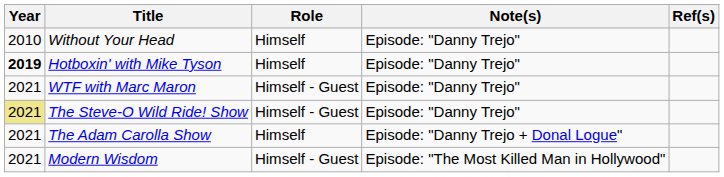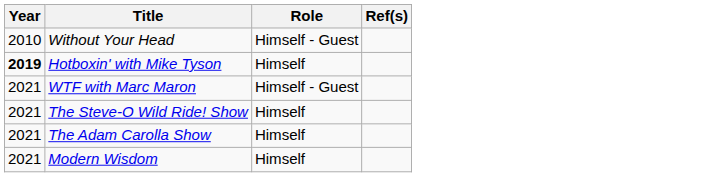- column: (515, 16)
(280, 40) Himself -> (307, 40) Himself - Guest
(25, 111) khaki background -> (25, 111) no background
(307, 111) Himself - Guest -> (280, 111) Himself
(307, 159) Himself - Guest -> (280, 159) Himself
